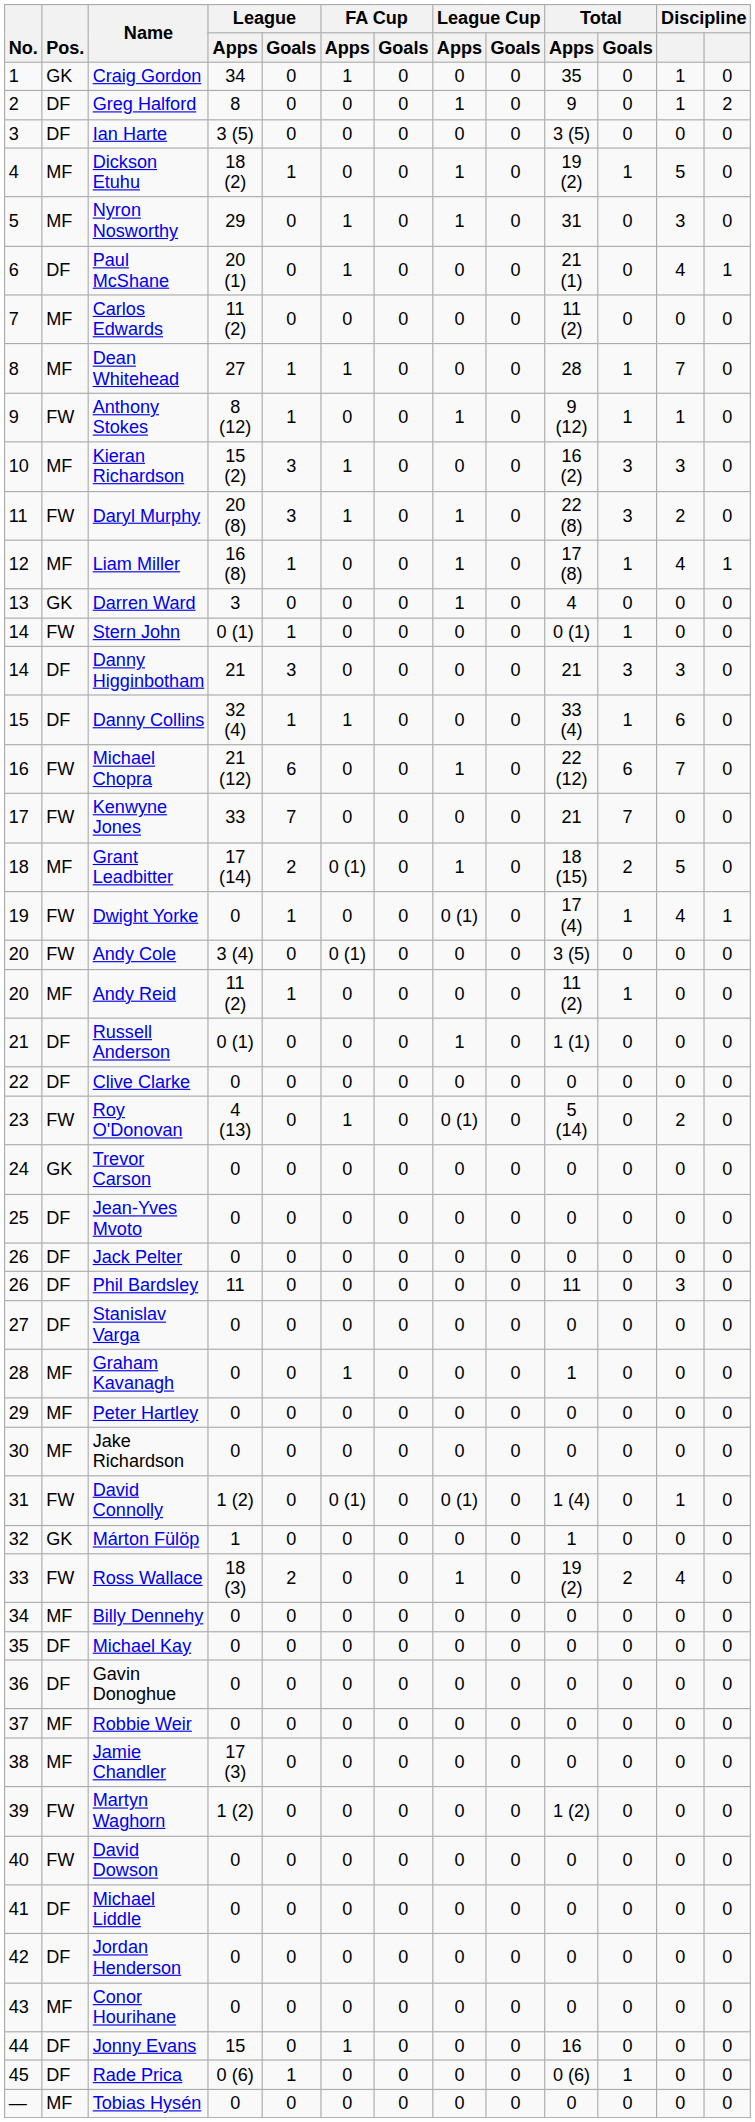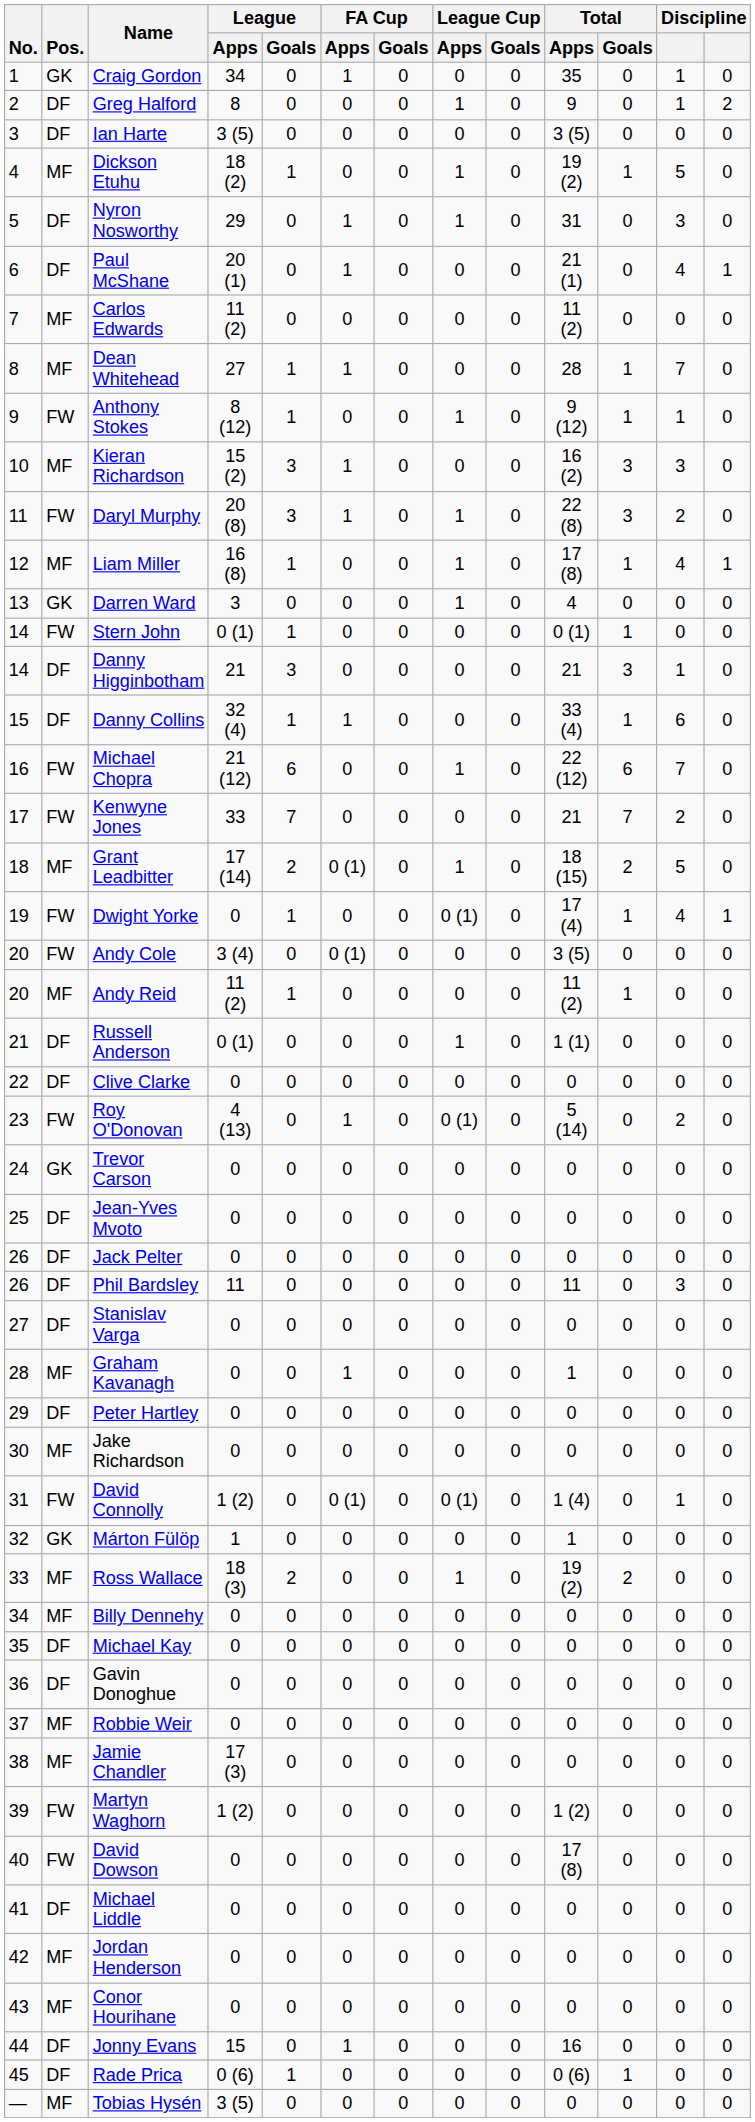(59, 221) MF -> (58, 221) DF
(680, 670) 3 -> (680, 670) 1
(680, 817) 0 -> (680, 817) 2
(59, 1412) MF -> (58, 1412) DF
(60, 1578) FW -> (59, 1578) MF
(680, 1578) 4 -> (680, 1578) 0
(572, 1860) 0 -> (572, 1860) 17 (8)
(58, 1958) DF -> (59, 1958) MF
(235, 2103) 0 -> (235, 2103) 3 (5)
